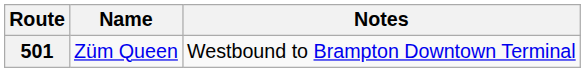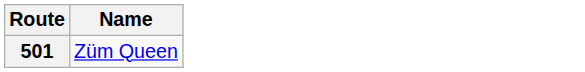- column: (381, 20)
